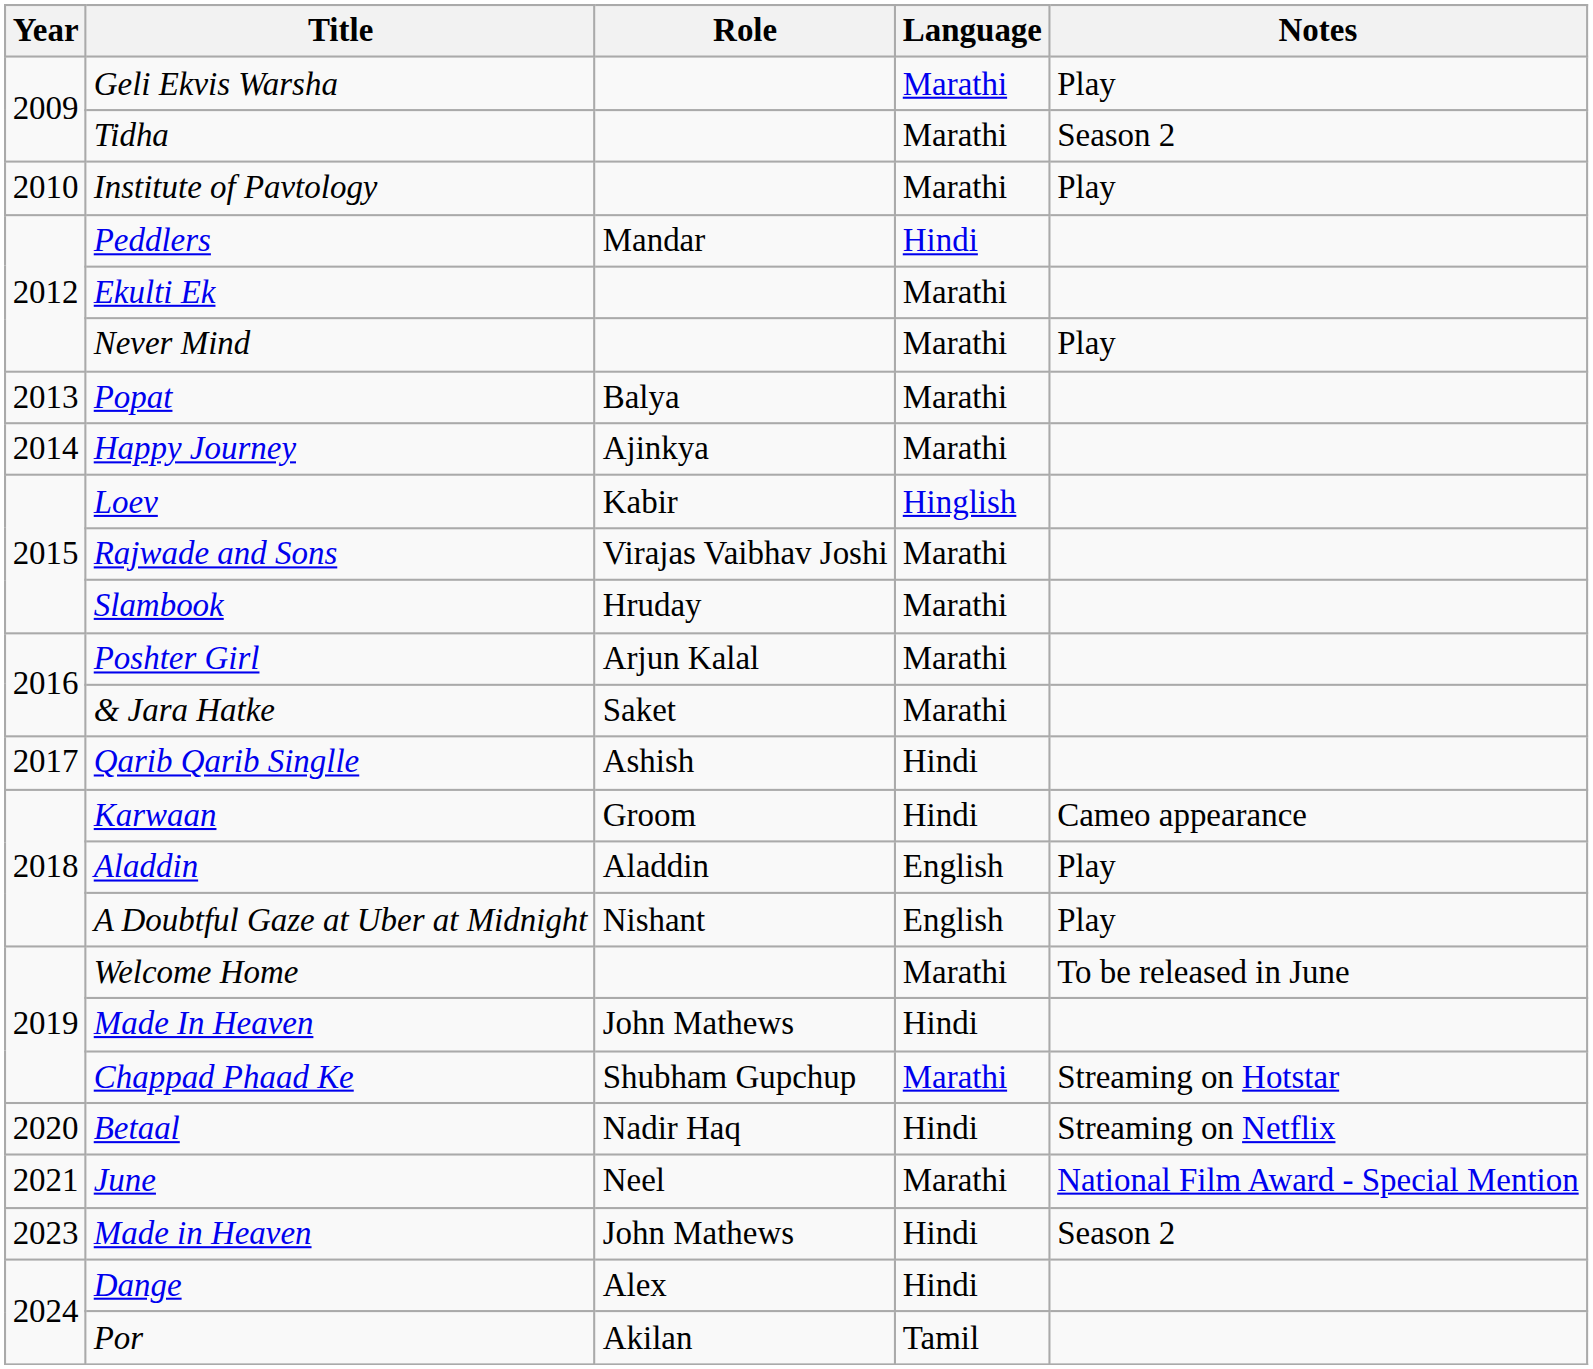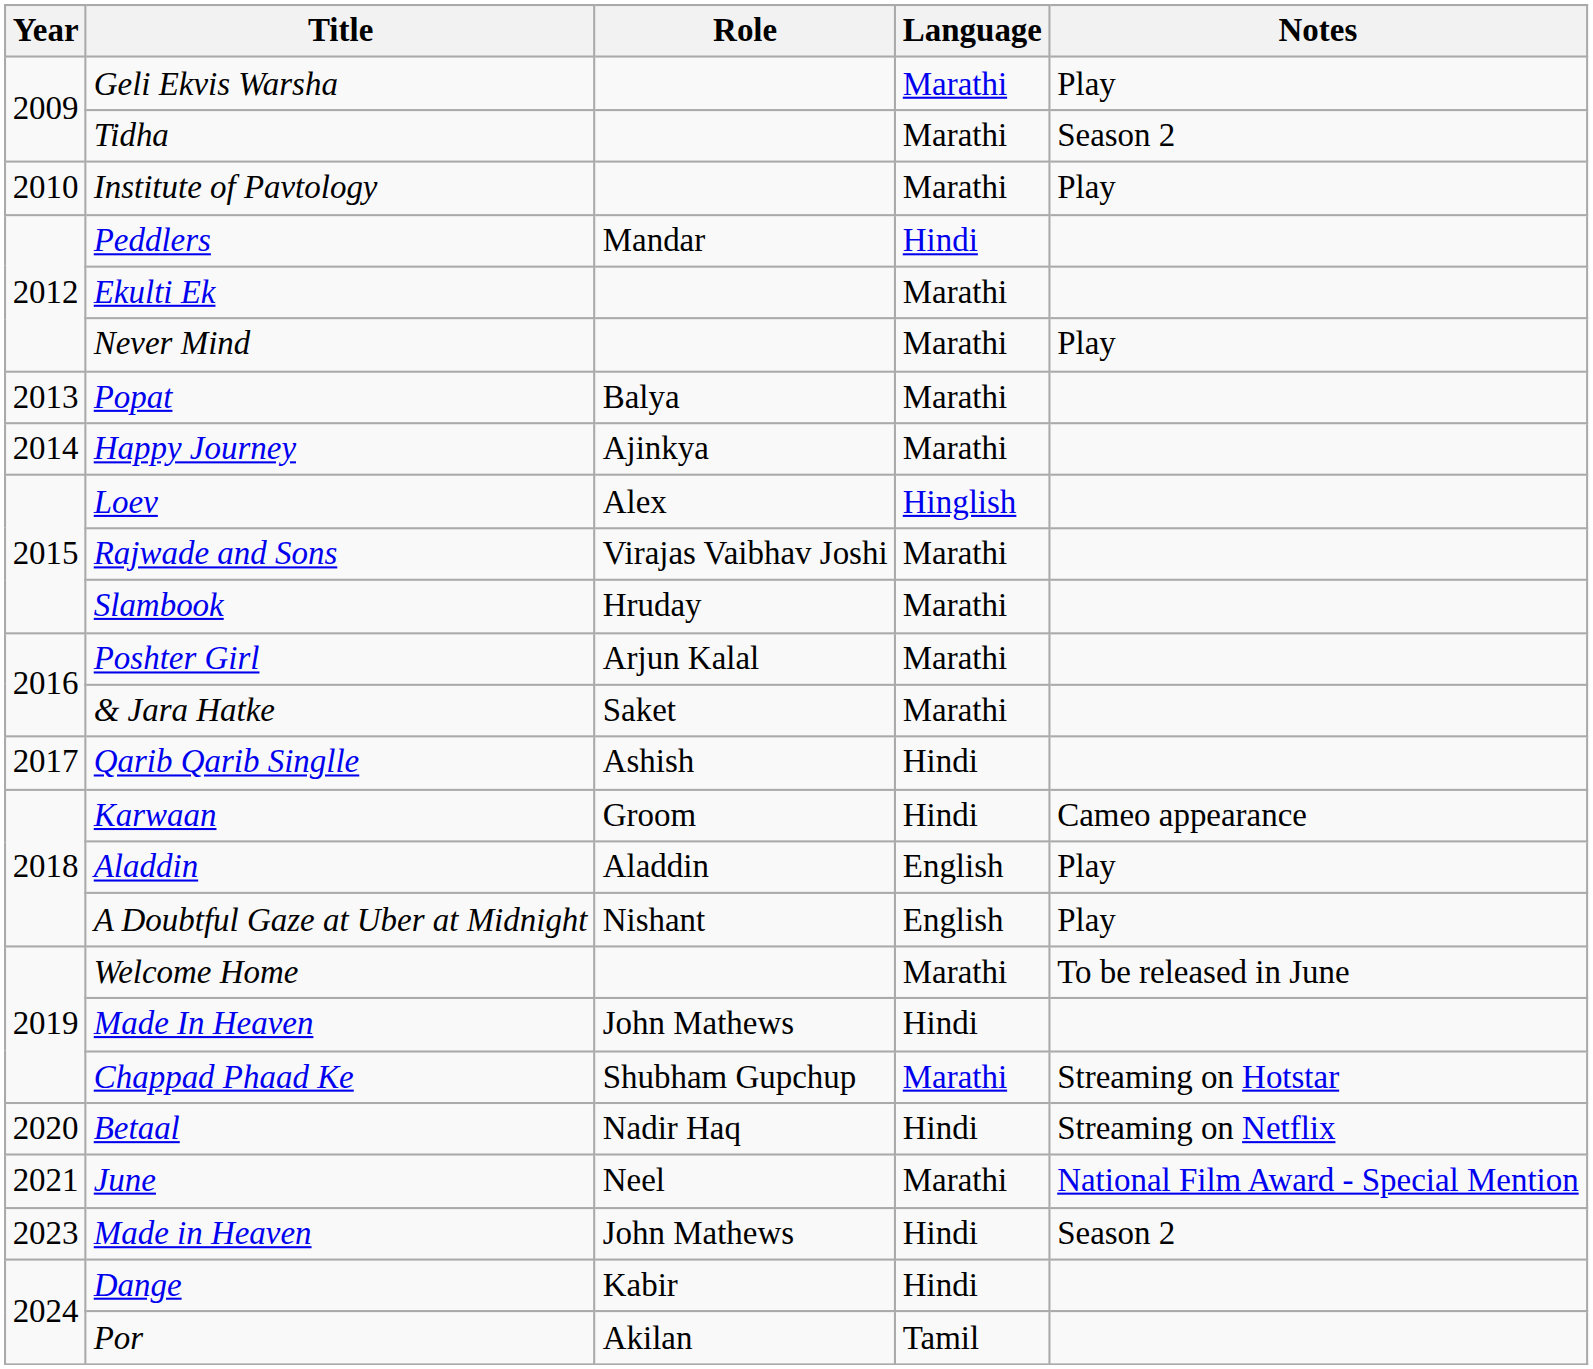(640, 501) Kabir -> (635, 501) Alex
(635, 1285) Alex -> (640, 1285) Kabir
